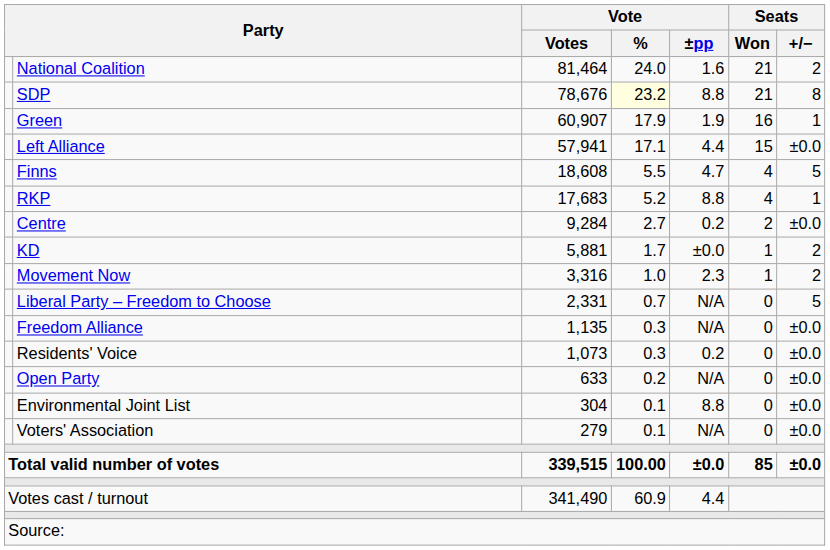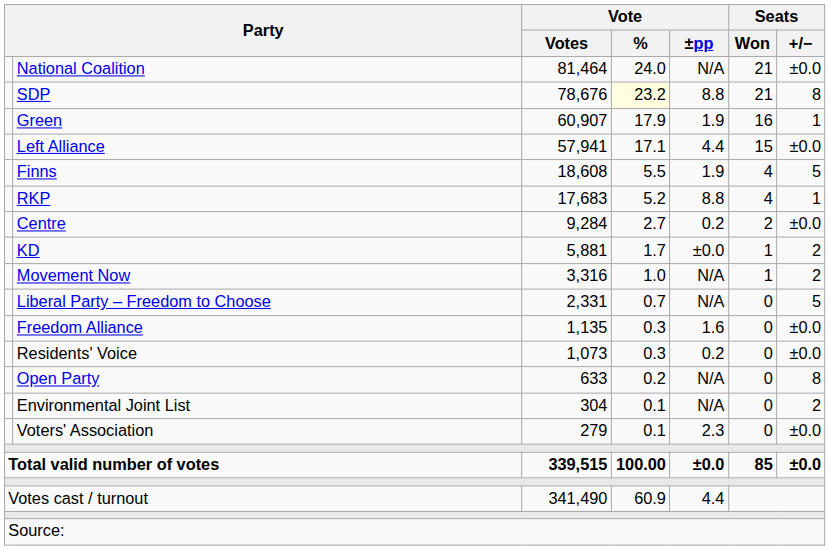(713, 69) 1.6 -> (711, 69) N/A
(817, 69) 2 -> (805, 69) ±0.0
(713, 172) 4.7 -> (713, 172) 1.9
(713, 276) 2.3 -> (711, 276) N/A
(711, 328) N/A -> (713, 328) 1.6
(805, 379) ±0.0 -> (817, 379) 8
(713, 405) 8.8 -> (711, 405) N/A
(805, 405) ±0.0 -> (817, 405) 2
(711, 431) N/A -> (713, 431) 2.3
